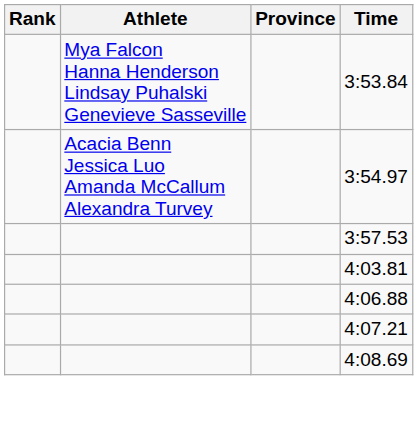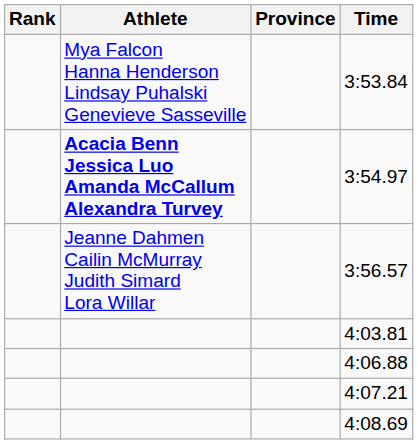(145, 176) normal -> (149, 176) bold
+ row: (376, 270)
- row: (376, 238)
